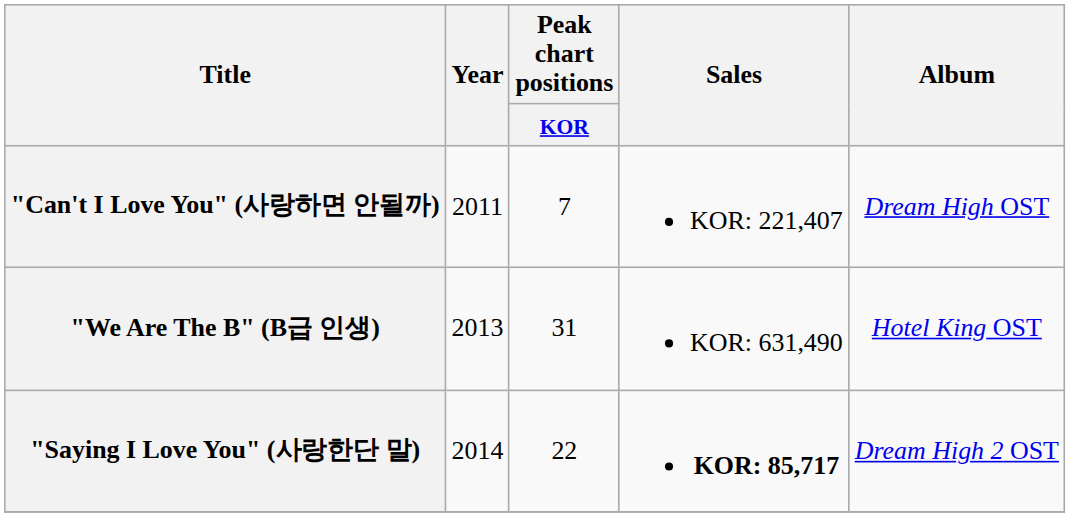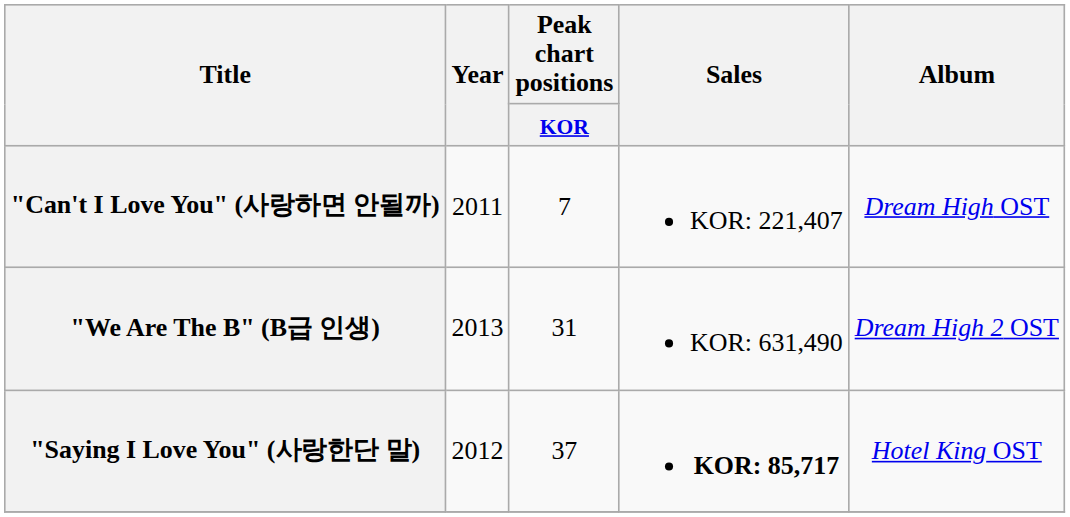(957, 328) Hotel King OST -> (957, 328) Dream High 2 OST
(478, 450) 2014 -> (478, 450) 2012
(564, 450) 22 -> (564, 450) 37
(957, 450) Dream High 2 OST -> (957, 450) Hotel King OST
